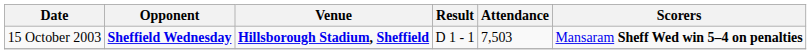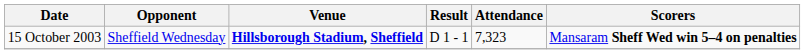(170, 37) bold -> (167, 37) normal
(497, 37) 7,503 -> (491, 37) 7,323
